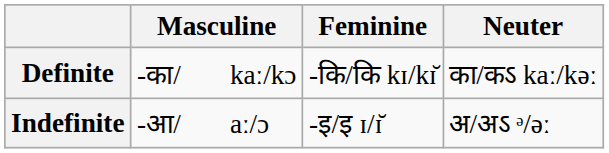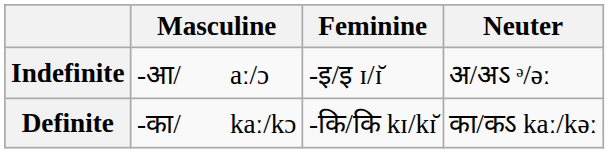rows swapped: (68, 72) <-> (68, 122)
